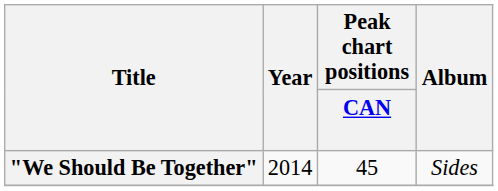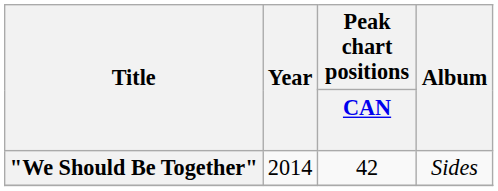(367, 167) 45 -> (367, 167) 42
